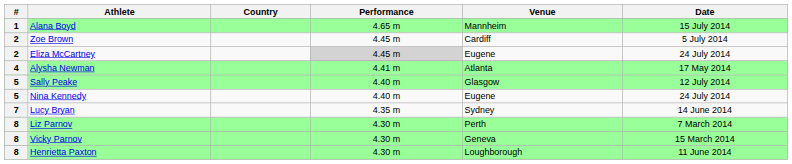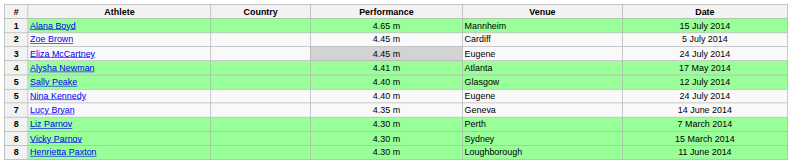(16, 54) 2 -> (16, 54) 3
(479, 110) Sydney -> (480, 110) Geneva
(480, 139) Geneva -> (479, 139) Sydney
